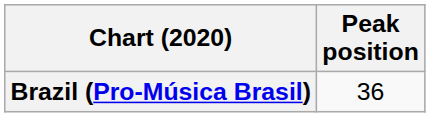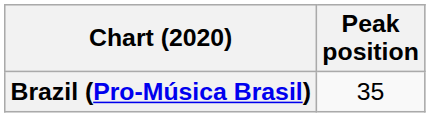(371, 91) 36 -> (371, 91) 35
